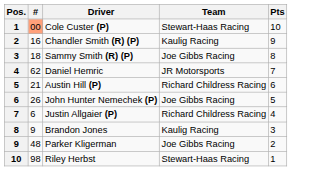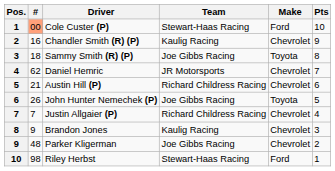+ column: (290, 12)
(33, 115) 6 -> (33, 115) 7
